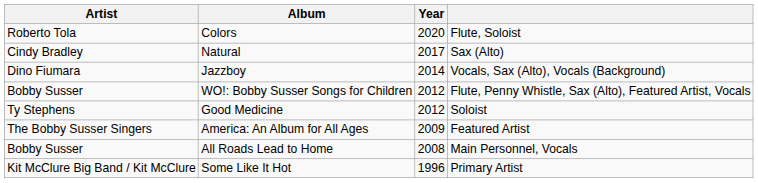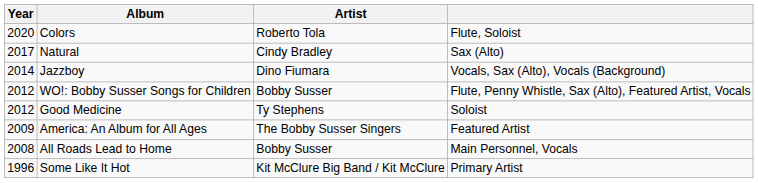columns swapped: (431, 14) <-> (101, 14)
